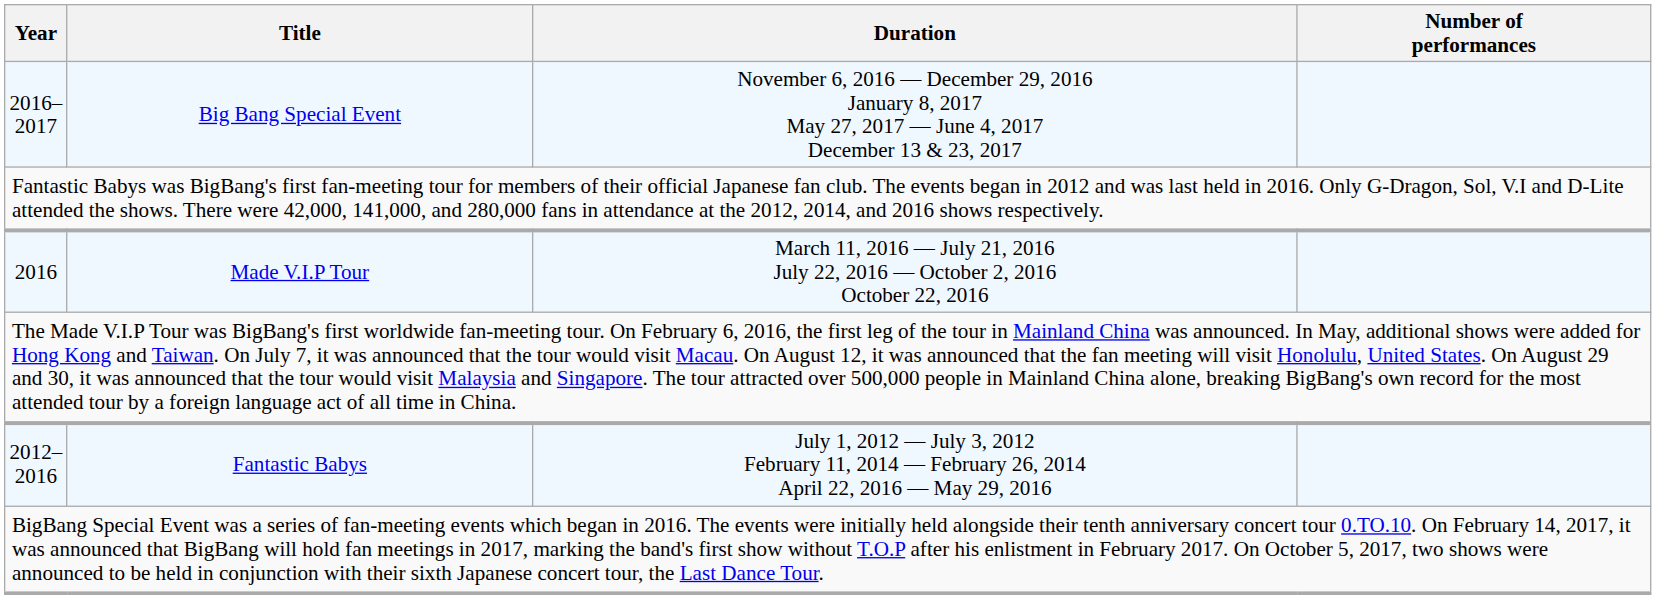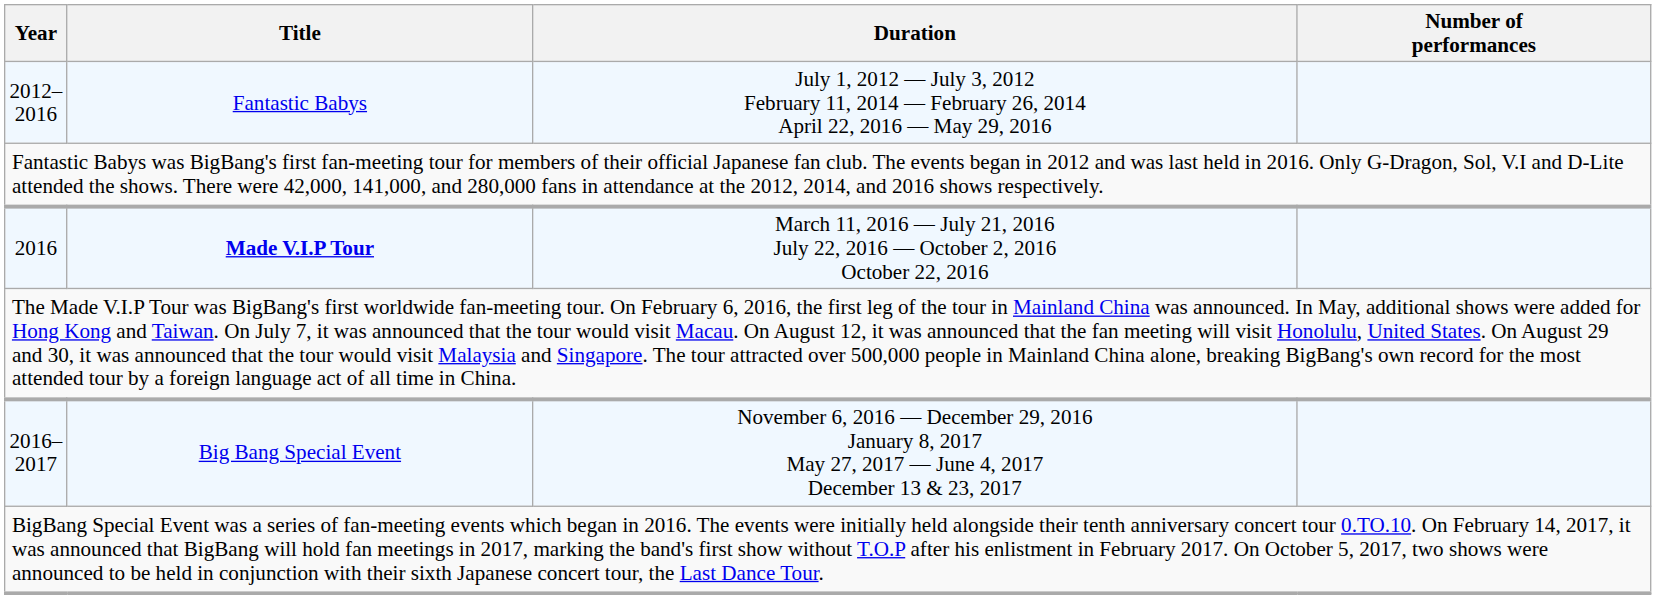rows swapped: (36, 464) <-> (36, 114)
(300, 271) normal -> (300, 247) bold
